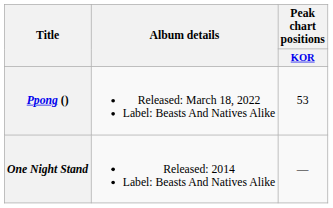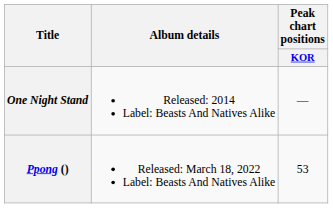rows swapped: (48, 168) <-> (48, 100)
